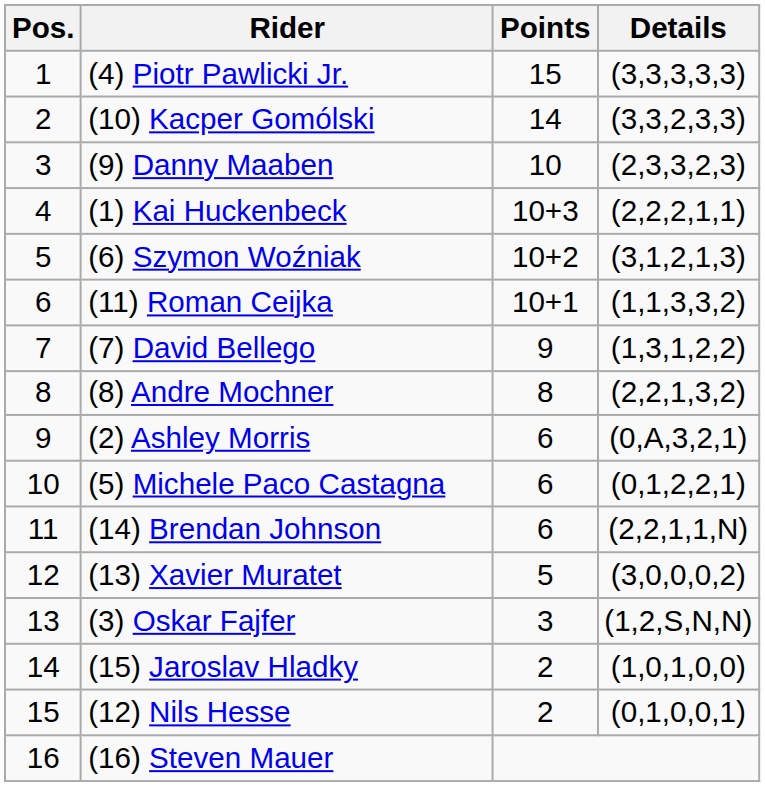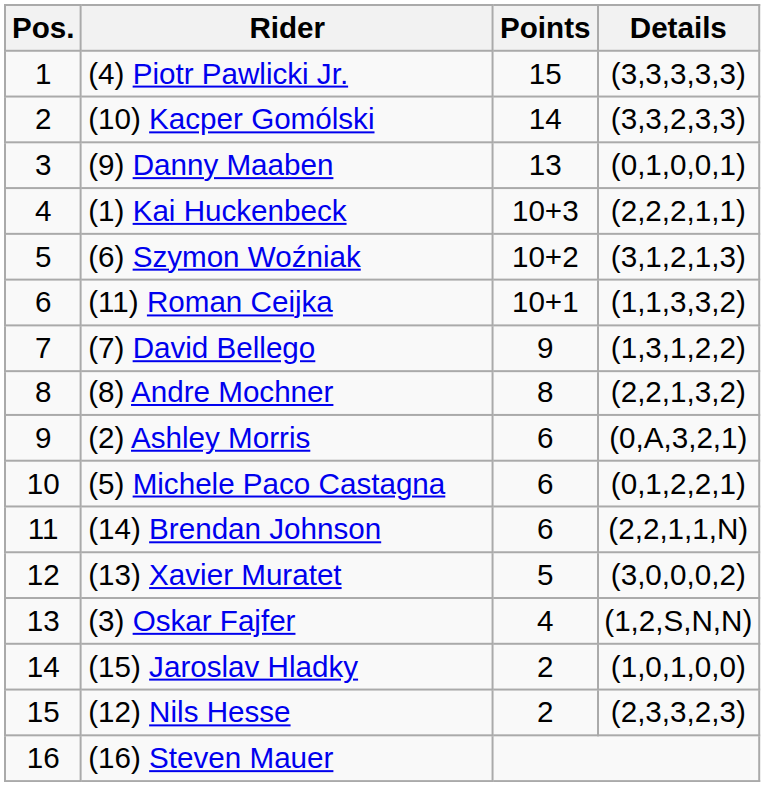(545, 165) 10 -> (545, 165) 13
(678, 165) (2,3,3,2,3) -> (678, 165) (0,1,0,0,1)
(545, 621) 3 -> (545, 621) 4
(678, 712) (0,1,0,0,1) -> (678, 712) (2,3,3,2,3)
